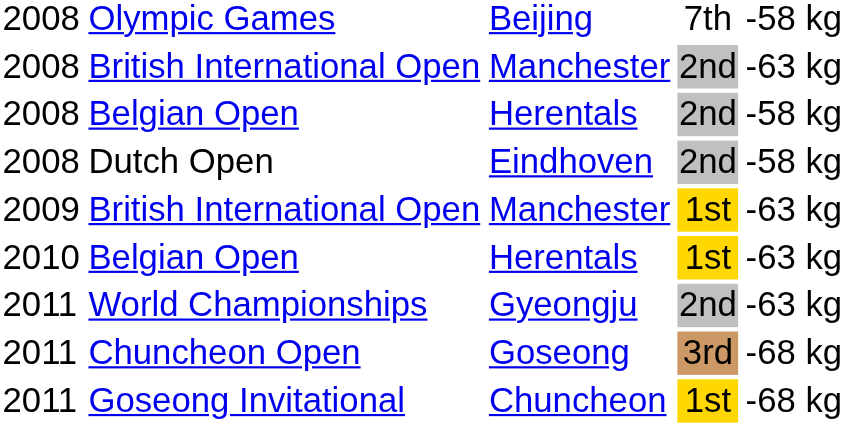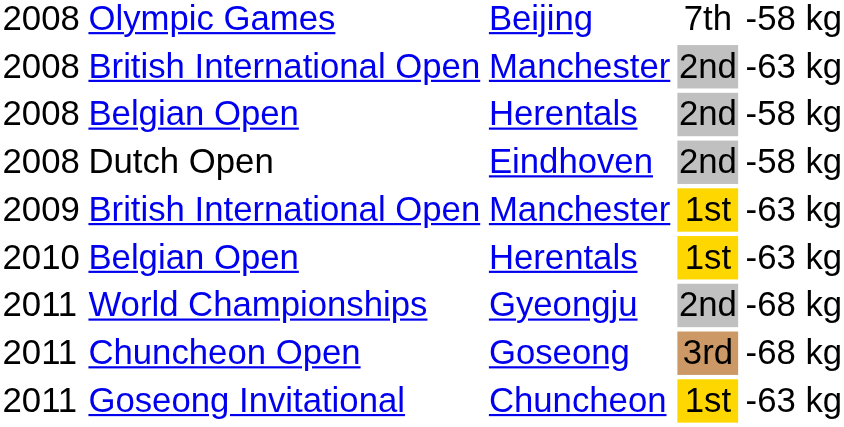(794, 304) -63 kg -> (794, 304) -68 kg
(794, 400) -68 kg -> (794, 400) -63 kg
